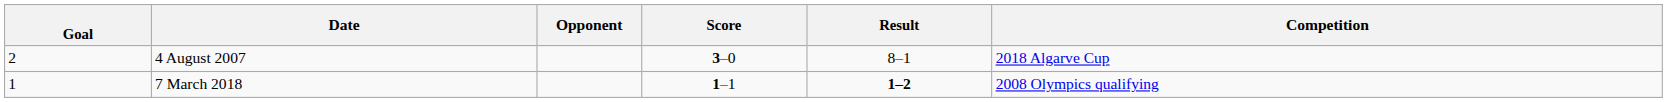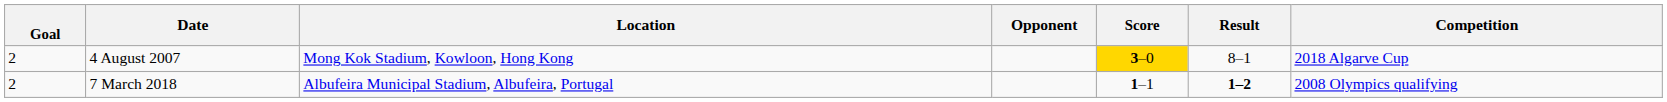+ column: (646, 25)
(724, 59) no background -> (1142, 59) gold background
(12, 84) 1 -> (12, 84) 2
